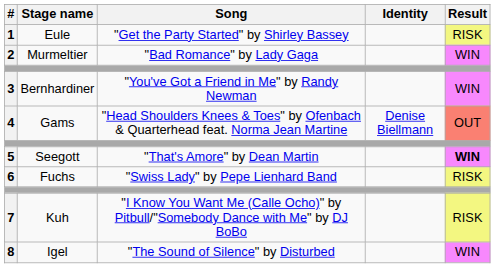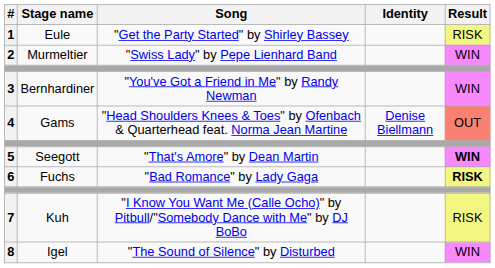(231, 55) "Bad Romance" by Lady Gaga -> (231, 55) "Swiss Lady" by Pepe Lienhard Band
(231, 177) "Swiss Lady" by Pepe Lienhard Band -> (231, 177) "Bad Romance" by Lady Gaga
(467, 177) normal -> (467, 177) bold
